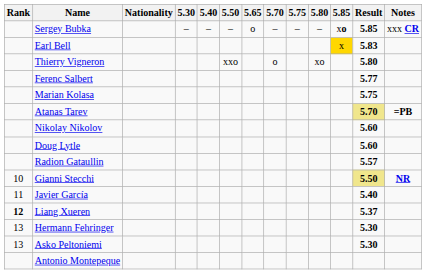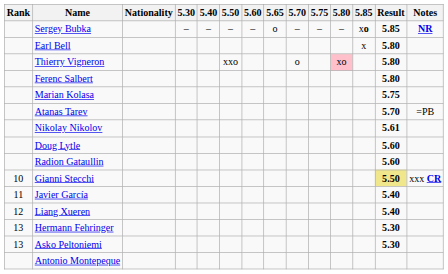+ column: (253, 12)
(403, 29) xxx CR -> (425, 29) NR
(342, 46) gold background -> (364, 46) no background
(369, 46) 5.83 -> (391, 46) 5.80
(319, 62) no background -> (342, 62) pink background
(369, 79) 5.77 -> (391, 79) 5.80
(369, 112) khaki background -> (391, 112) no background
(403, 112) bold -> (425, 112) normal
(369, 128) 5.60 -> (391, 128) 5.61
(369, 161) 5.57 -> (391, 161) 5.60
(403, 178) NR -> (425, 178) xxx CR
(18, 211) bold -> (18, 211) normal
(369, 211) 5.37 -> (391, 211) 5.40
